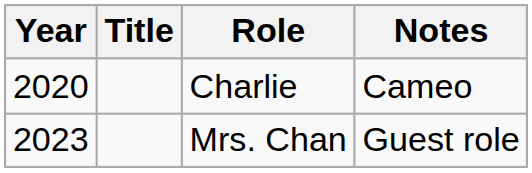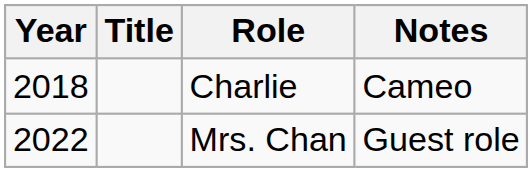(51, 85) 2020 -> (51, 85) 2018
(51, 139) 2023 -> (51, 139) 2022
